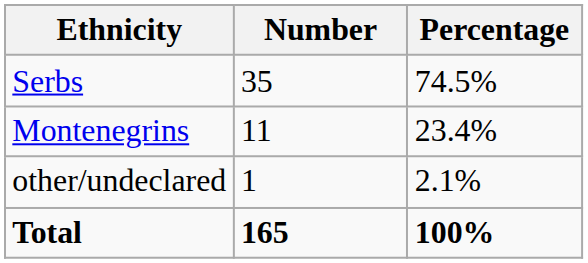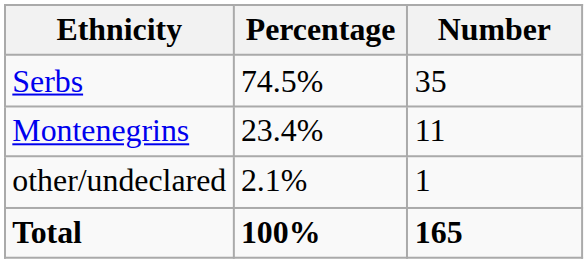columns swapped: (321, 29) <-> (494, 29)
